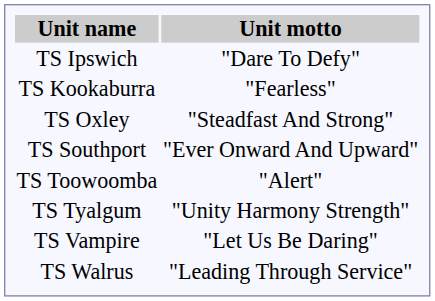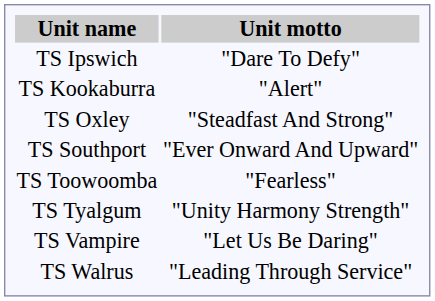(291, 89) "Fearless" -> (291, 89) "Alert"
(291, 180) "Alert" -> (291, 180) "Fearless"
